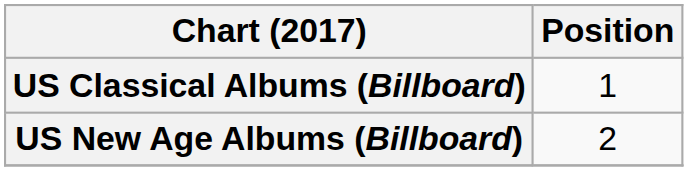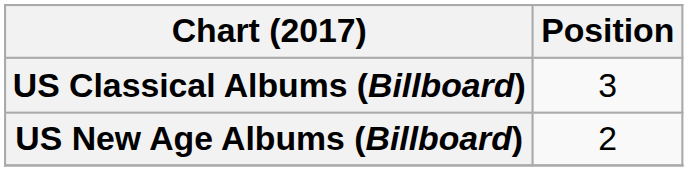(608, 84) 1 -> (608, 84) 3
